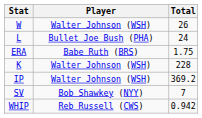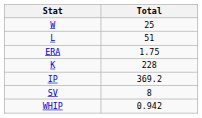- column: (101, 11)
(183, 25) 26 -> (149, 25) 25
(183, 38) 24 -> (149, 38) 51
(183, 92) 7 -> (149, 92) 8
